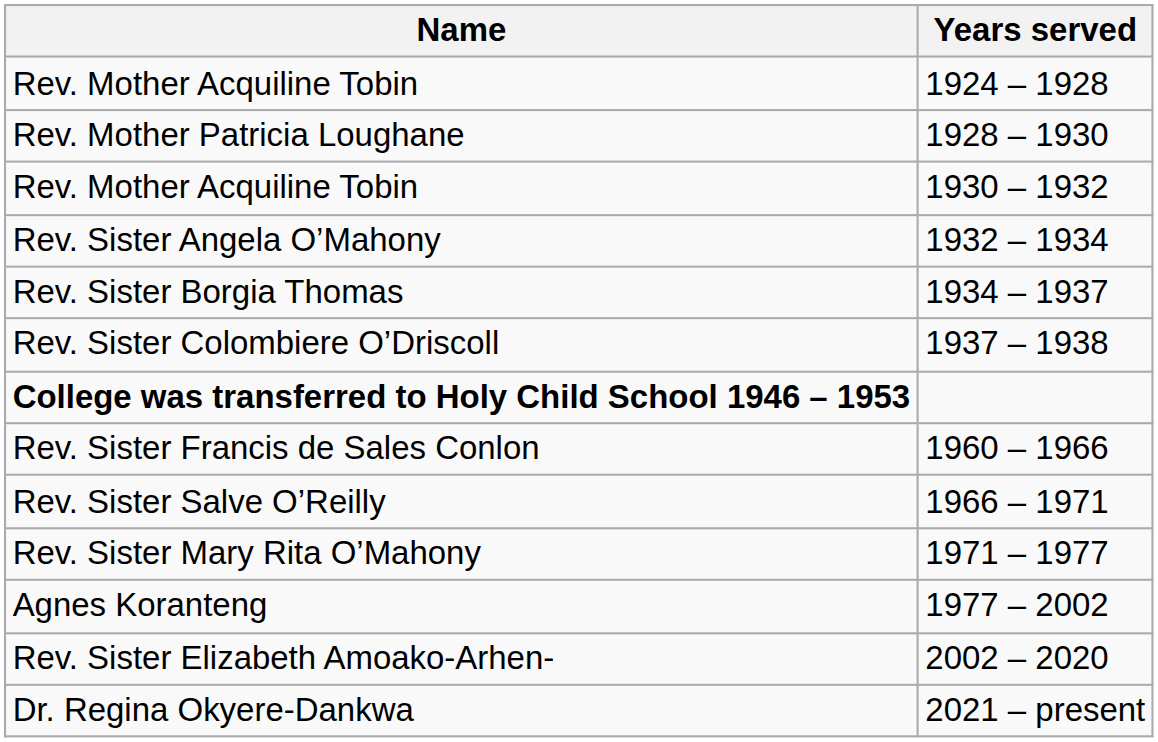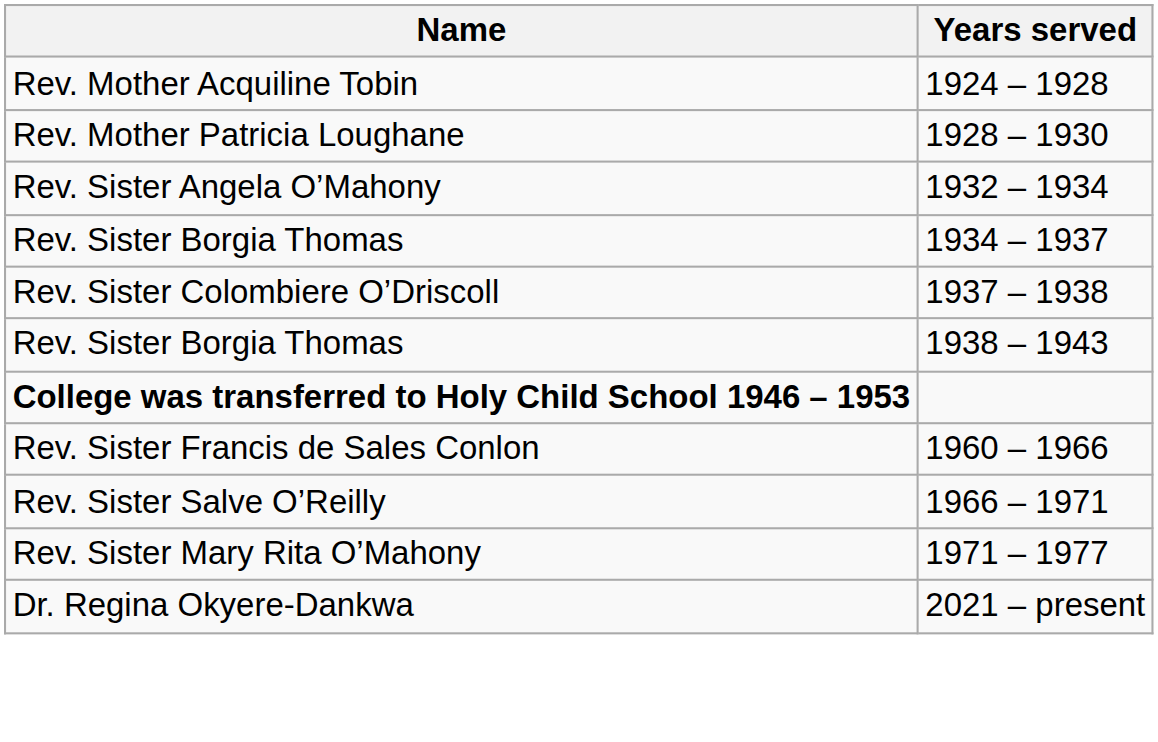- row: (1017, 187)
+ row: (1017, 344)
- row: (1017, 605)
- row: (1017, 657)
